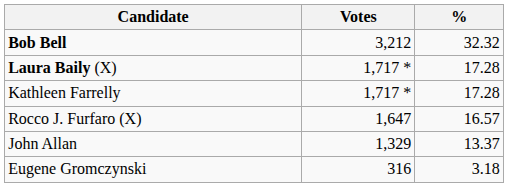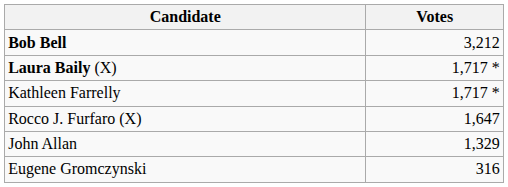- column: (459, 17)
